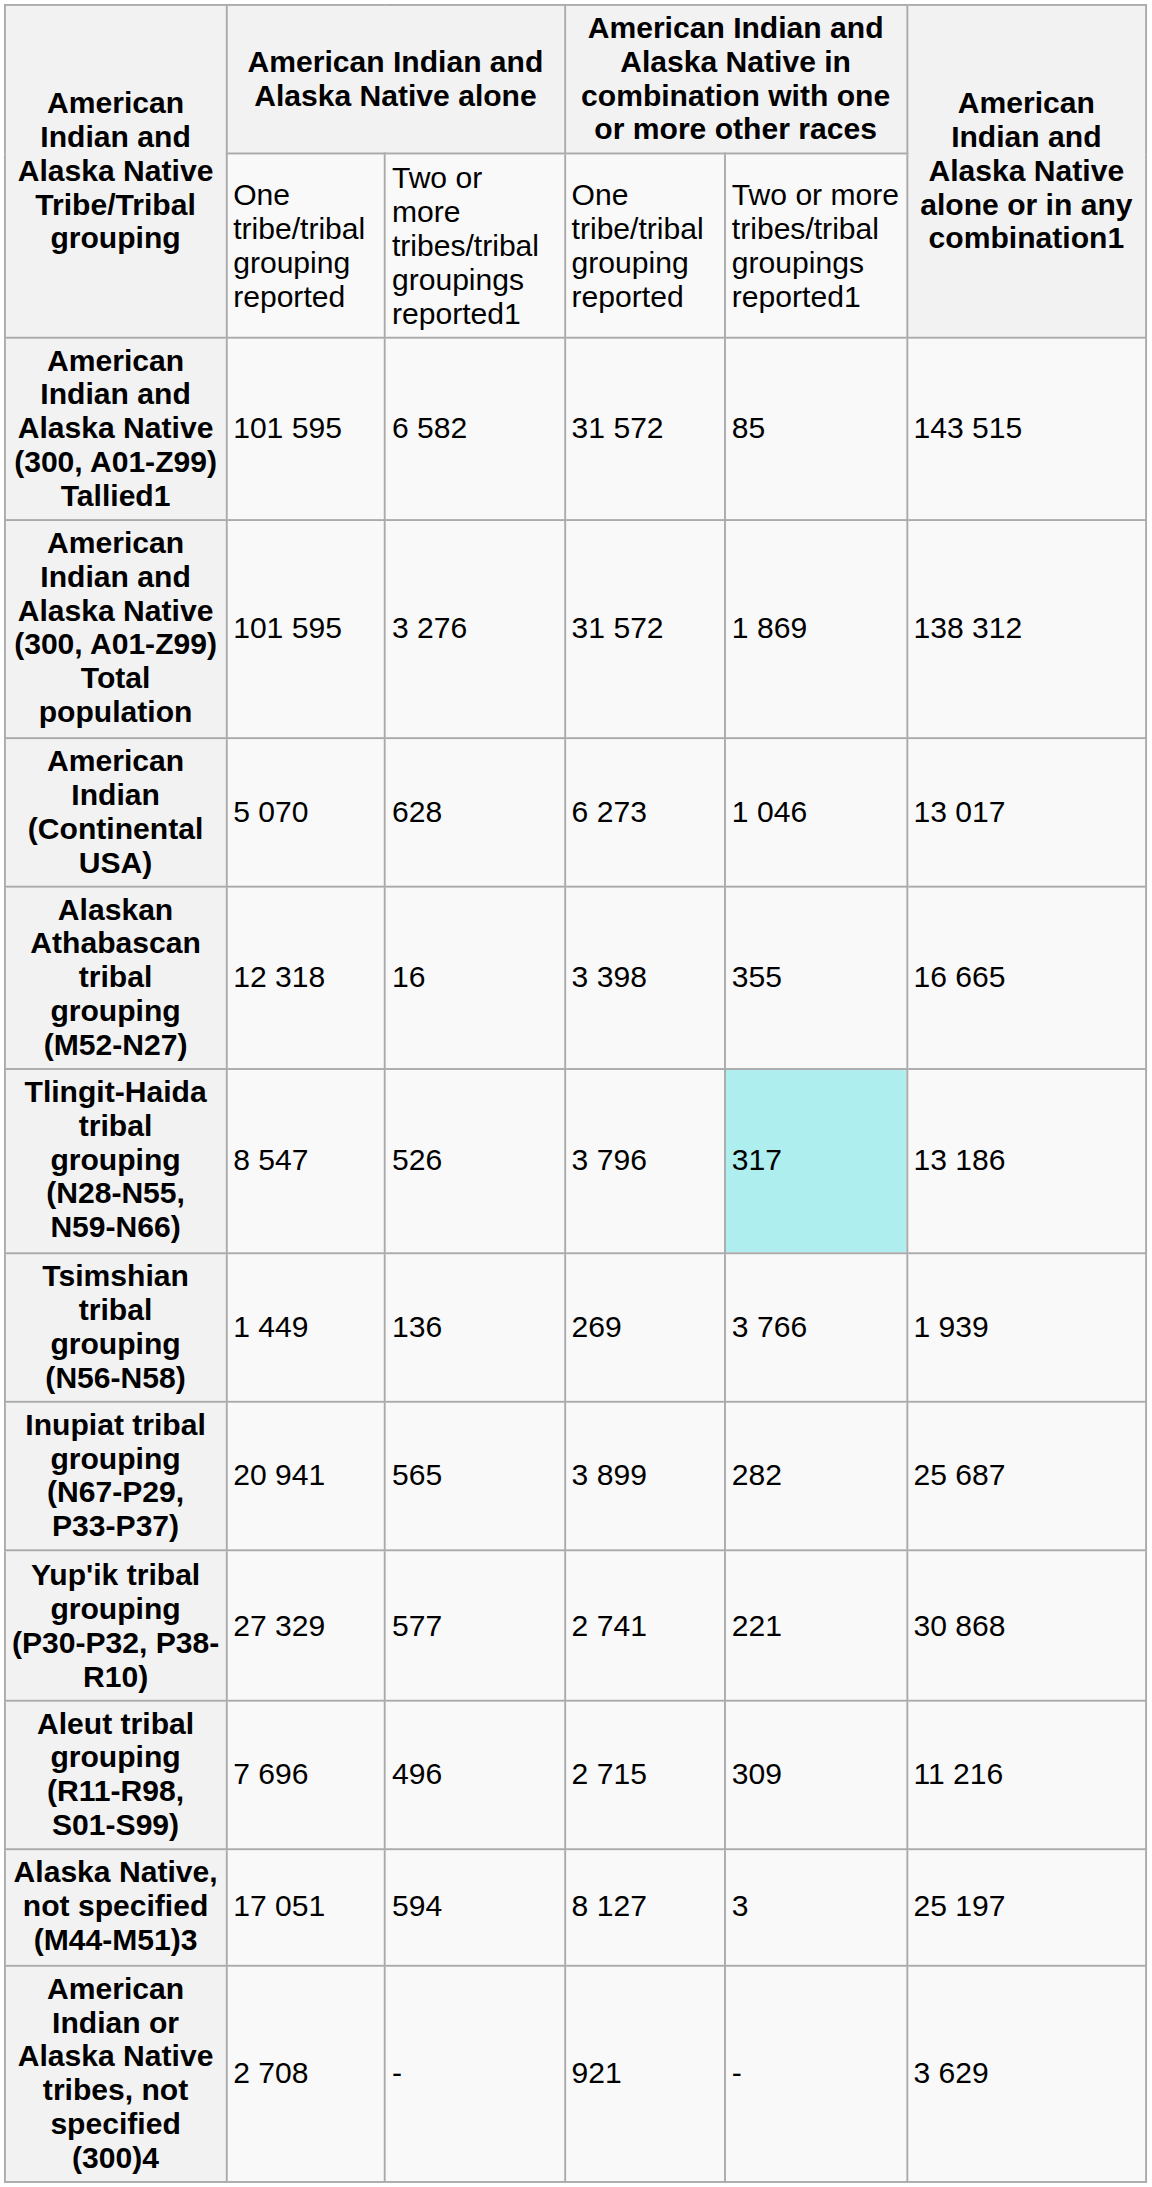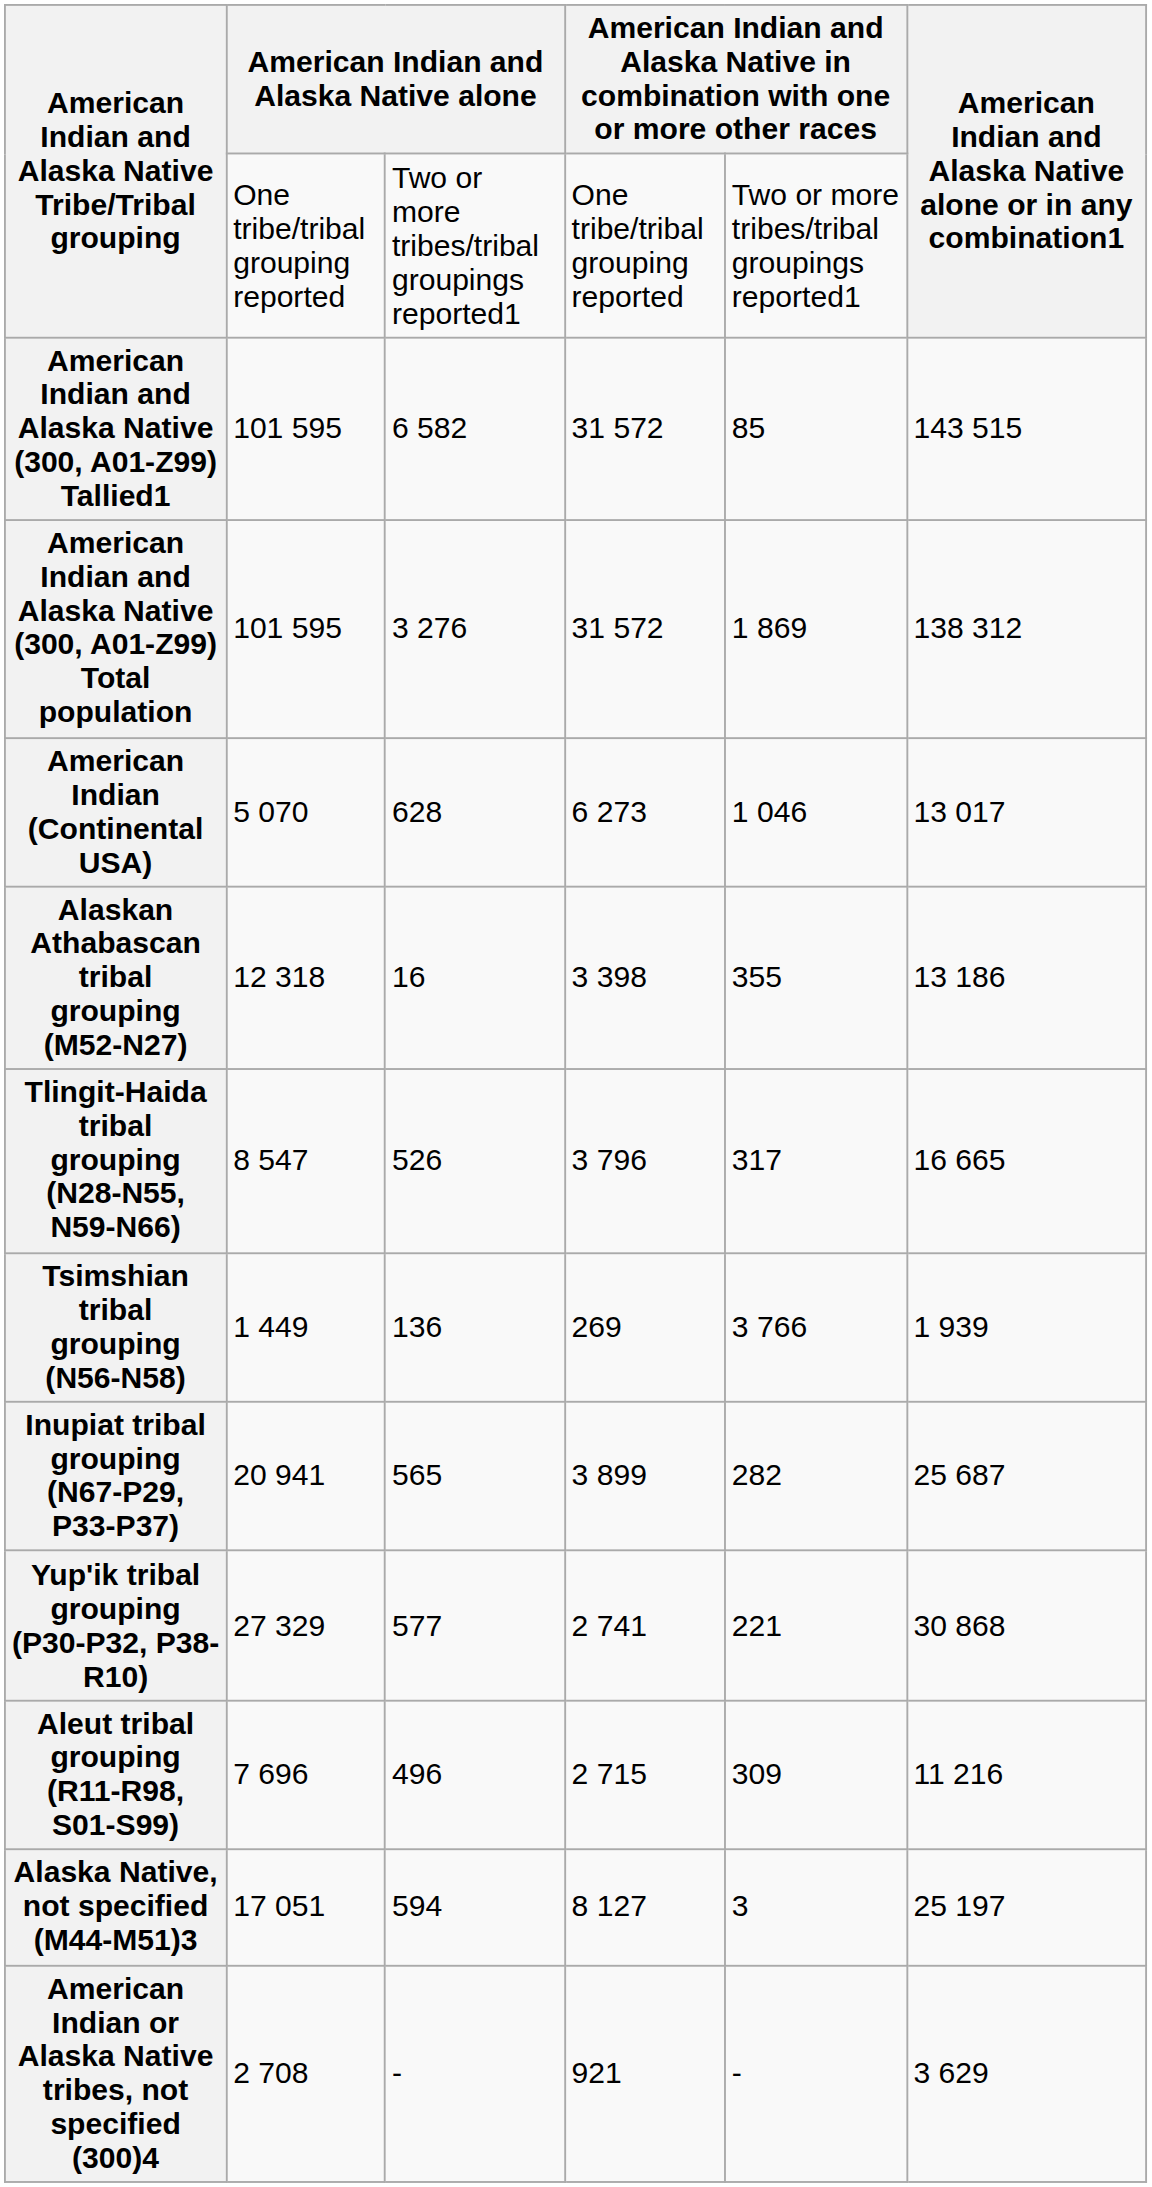(960, 977) 16 665 -> (960, 977) 13 186
(757, 1160) paleturquoise background -> (757, 1160) no background
(960, 1160) 13 186 -> (960, 1160) 16 665
